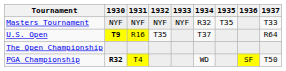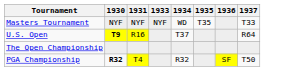- column: (160, 11)
(204, 23) R32 -> (182, 23) WD
(204, 60) WD -> (182, 60) R32
